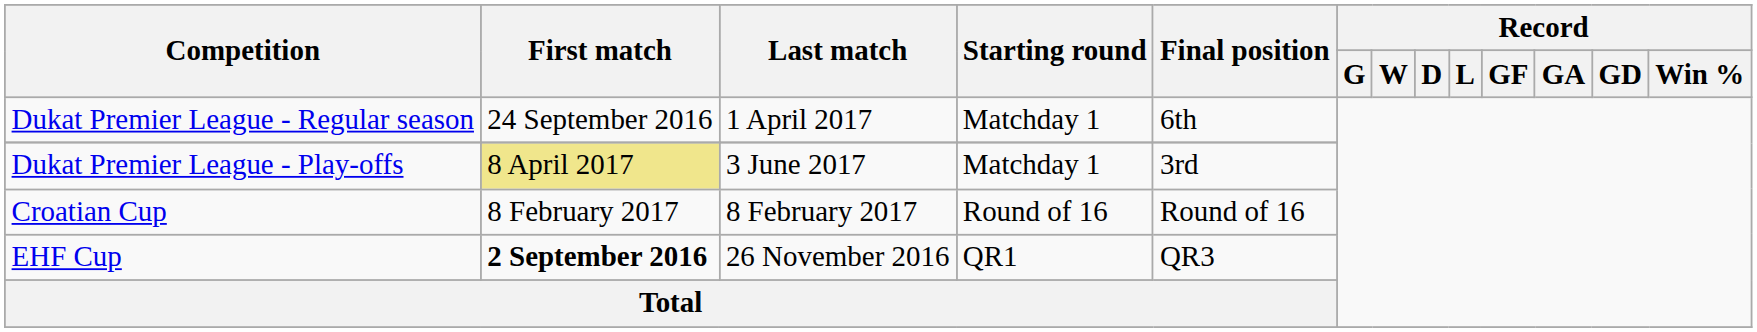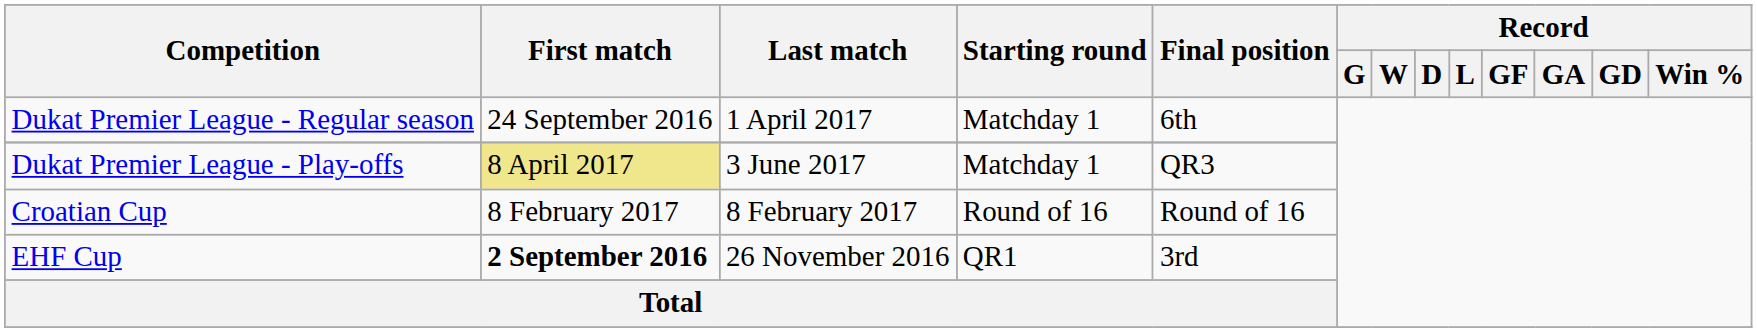(1179, 165) 3rd -> (1187, 165) QR3
(1187, 257) QR3 -> (1179, 257) 3rd
